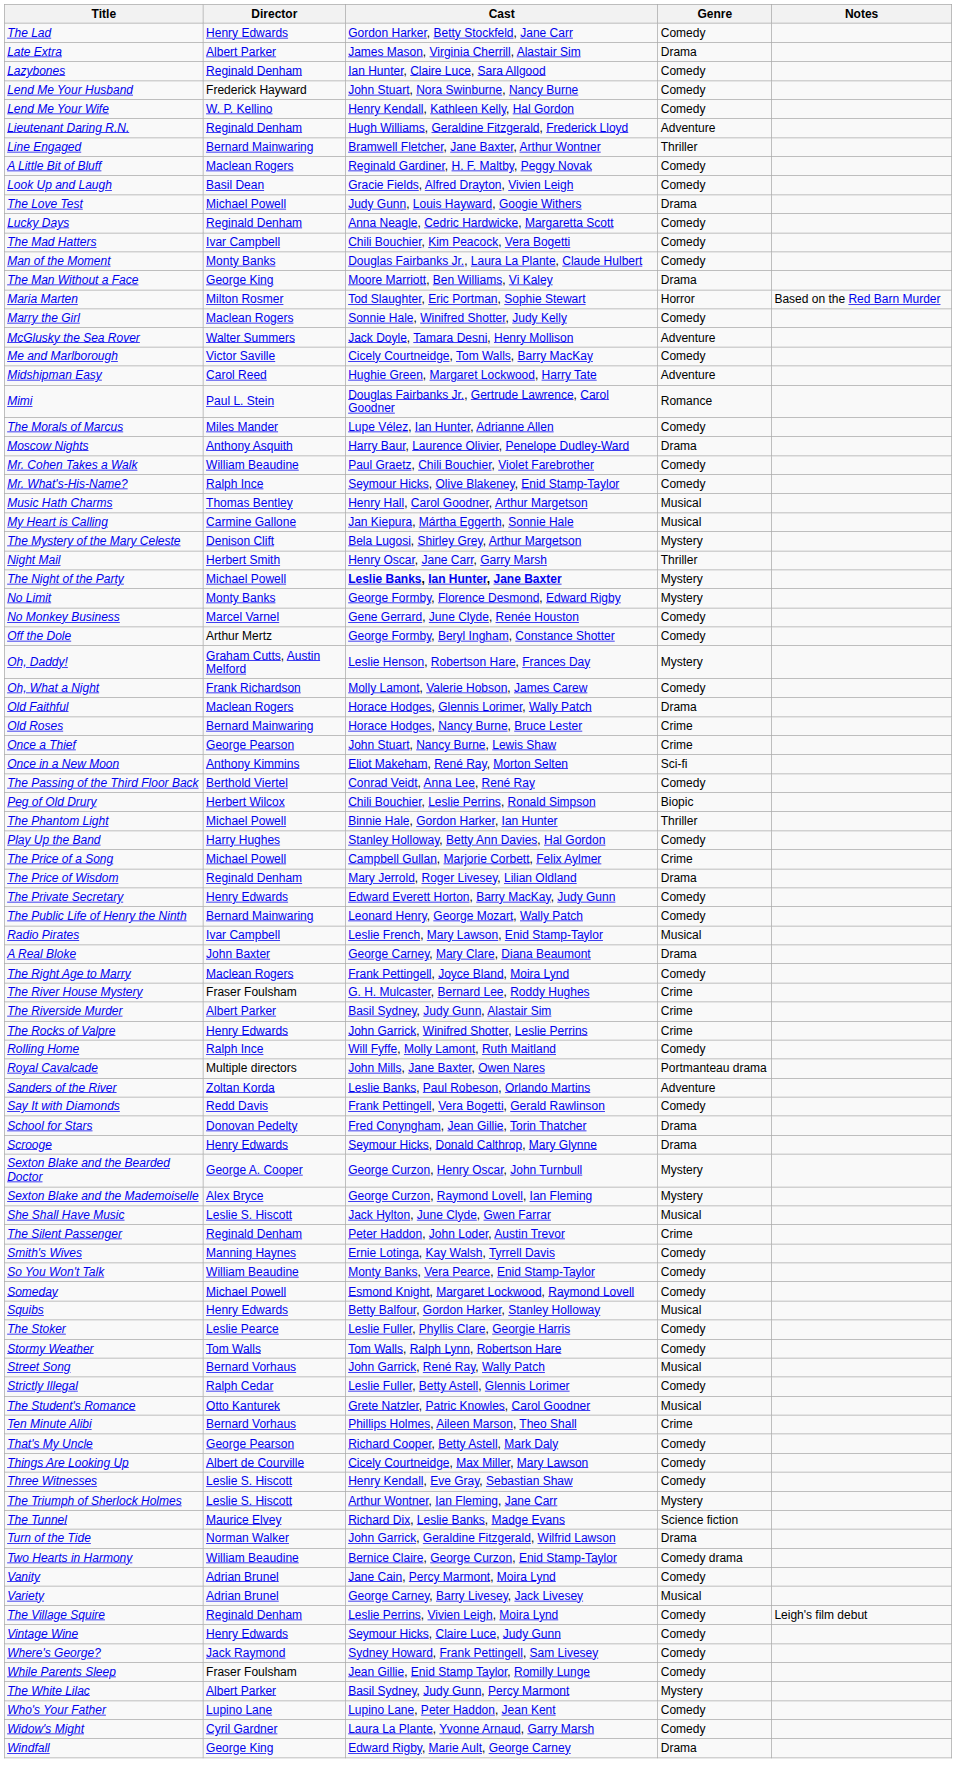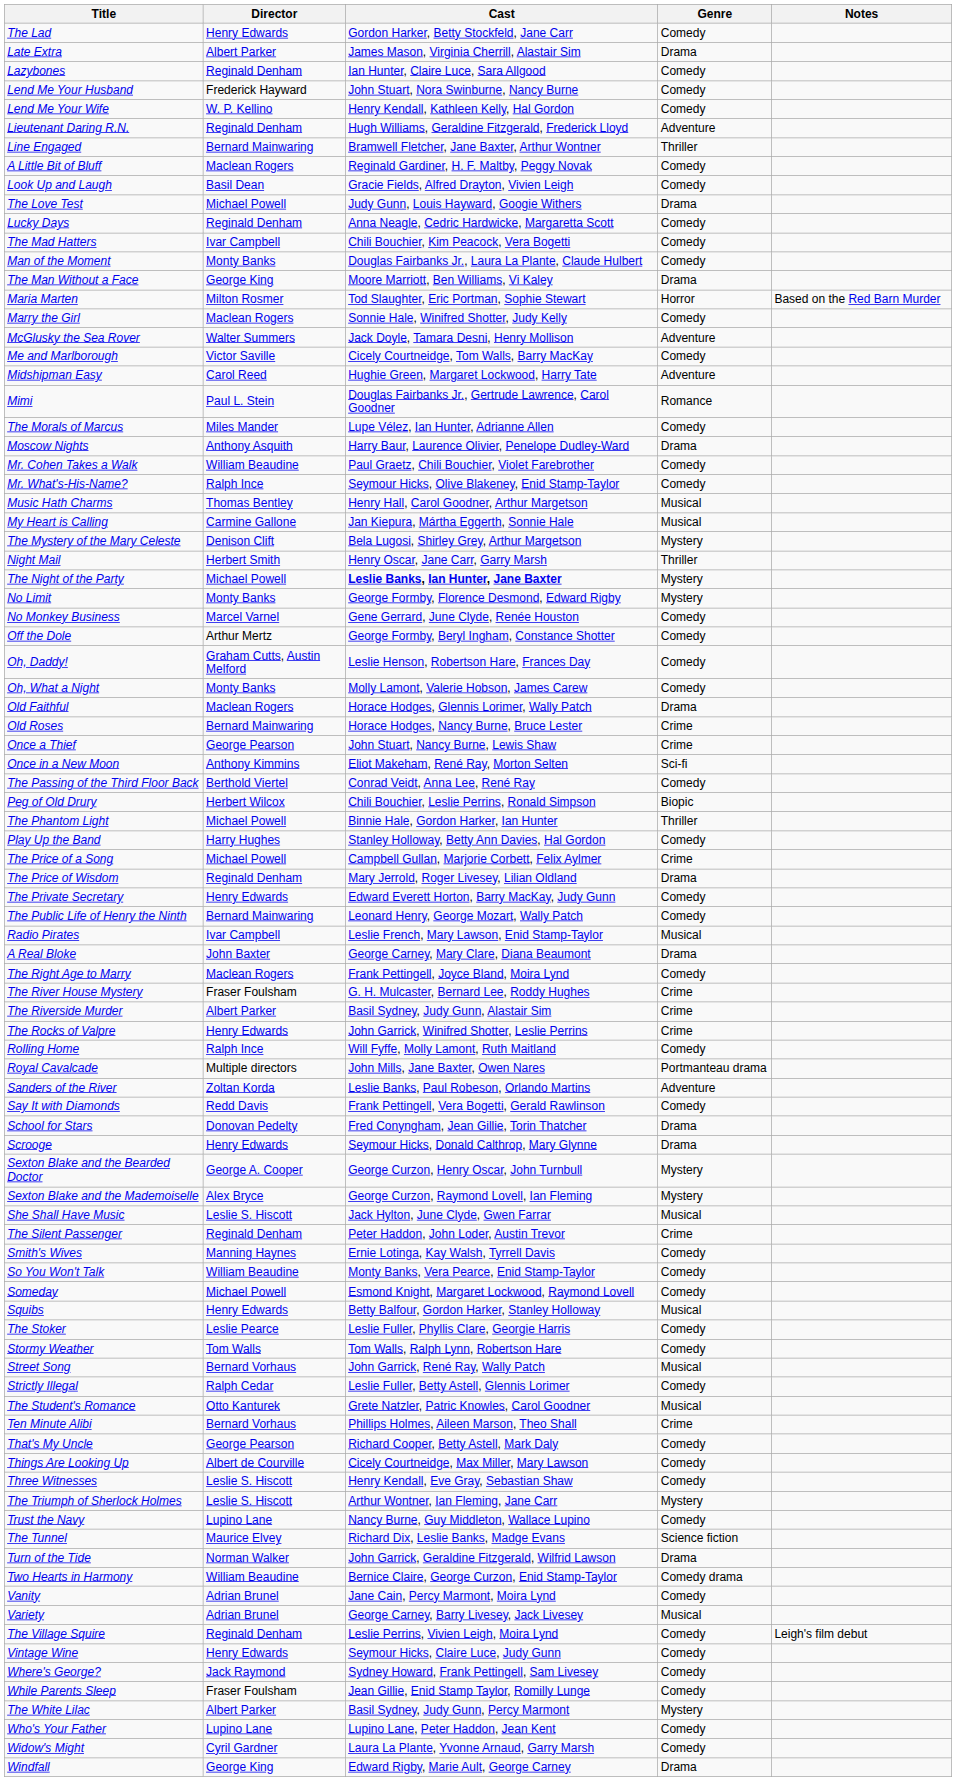(682, 662) Mystery -> (683, 662) Comedy
(253, 688) Frank Richardson -> (241, 688) Monty Banks
+ row: (46, 1519)
